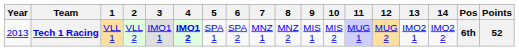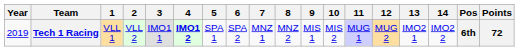(18, 33) 2013 -> (18, 33) 2019
(497, 33) 52 -> (497, 33) 72
